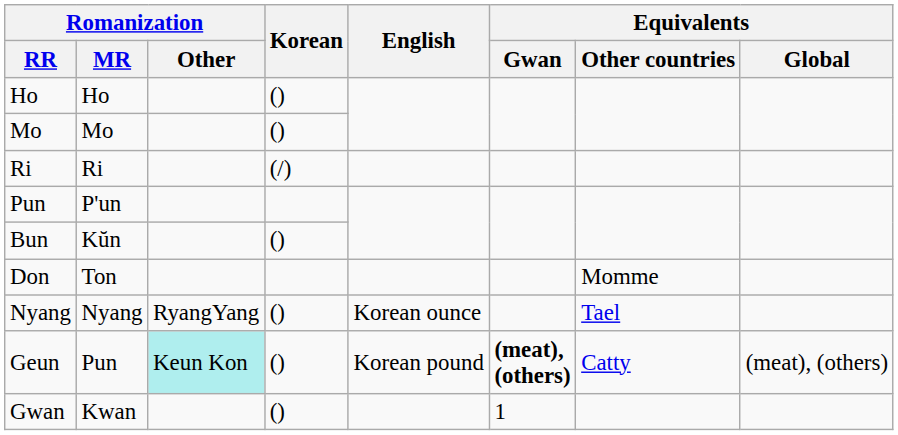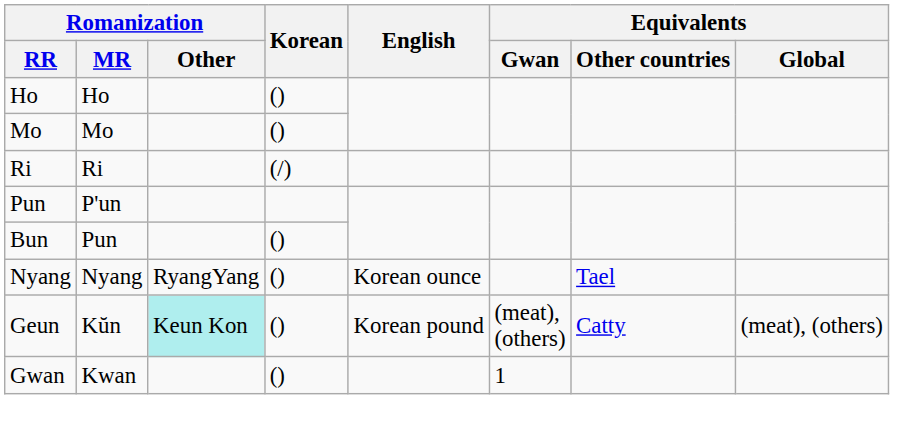(101, 240) Kŭn -> (99, 240) Pun
- row: (30, 276)
(99, 362) Pun -> (101, 325) Kŭn
(532, 362) bold -> (530, 325) normal
